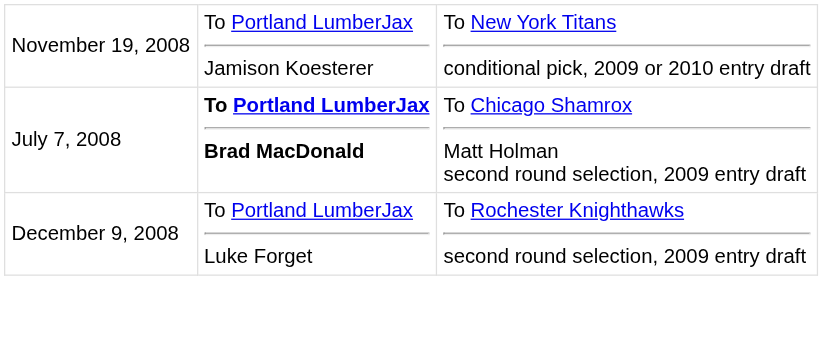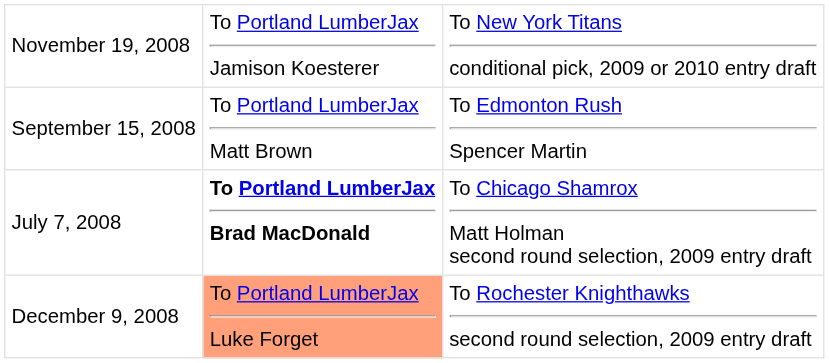+ row: (104, 128)
(317, 233) no background -> (322, 316) lightsalmon background
